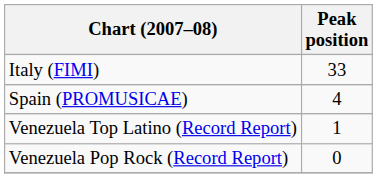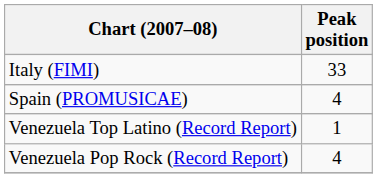(337, 157) 0 -> (337, 157) 4
